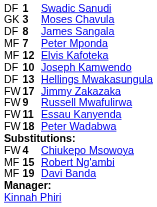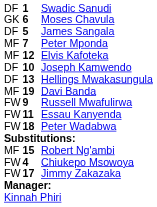(25, 20) 3 -> (25, 20) 6
(25, 32) 8 -> (25, 32) 5
rows swapped: (69, 174) <-> (81, 91)
rows swapped: (78, 162) <-> (87, 150)
